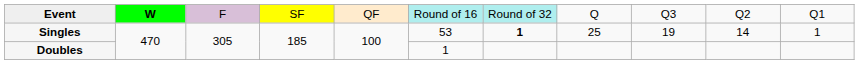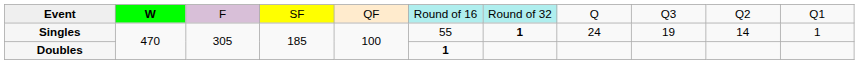(446, 32) 53 -> (446, 32) 55
(594, 32) 25 -> (594, 32) 24
(446, 51) normal -> (446, 51) bold
